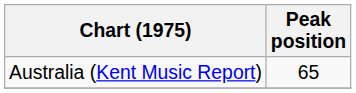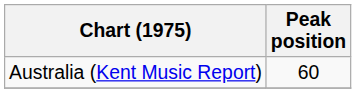(308, 72) 65 -> (308, 72) 60
